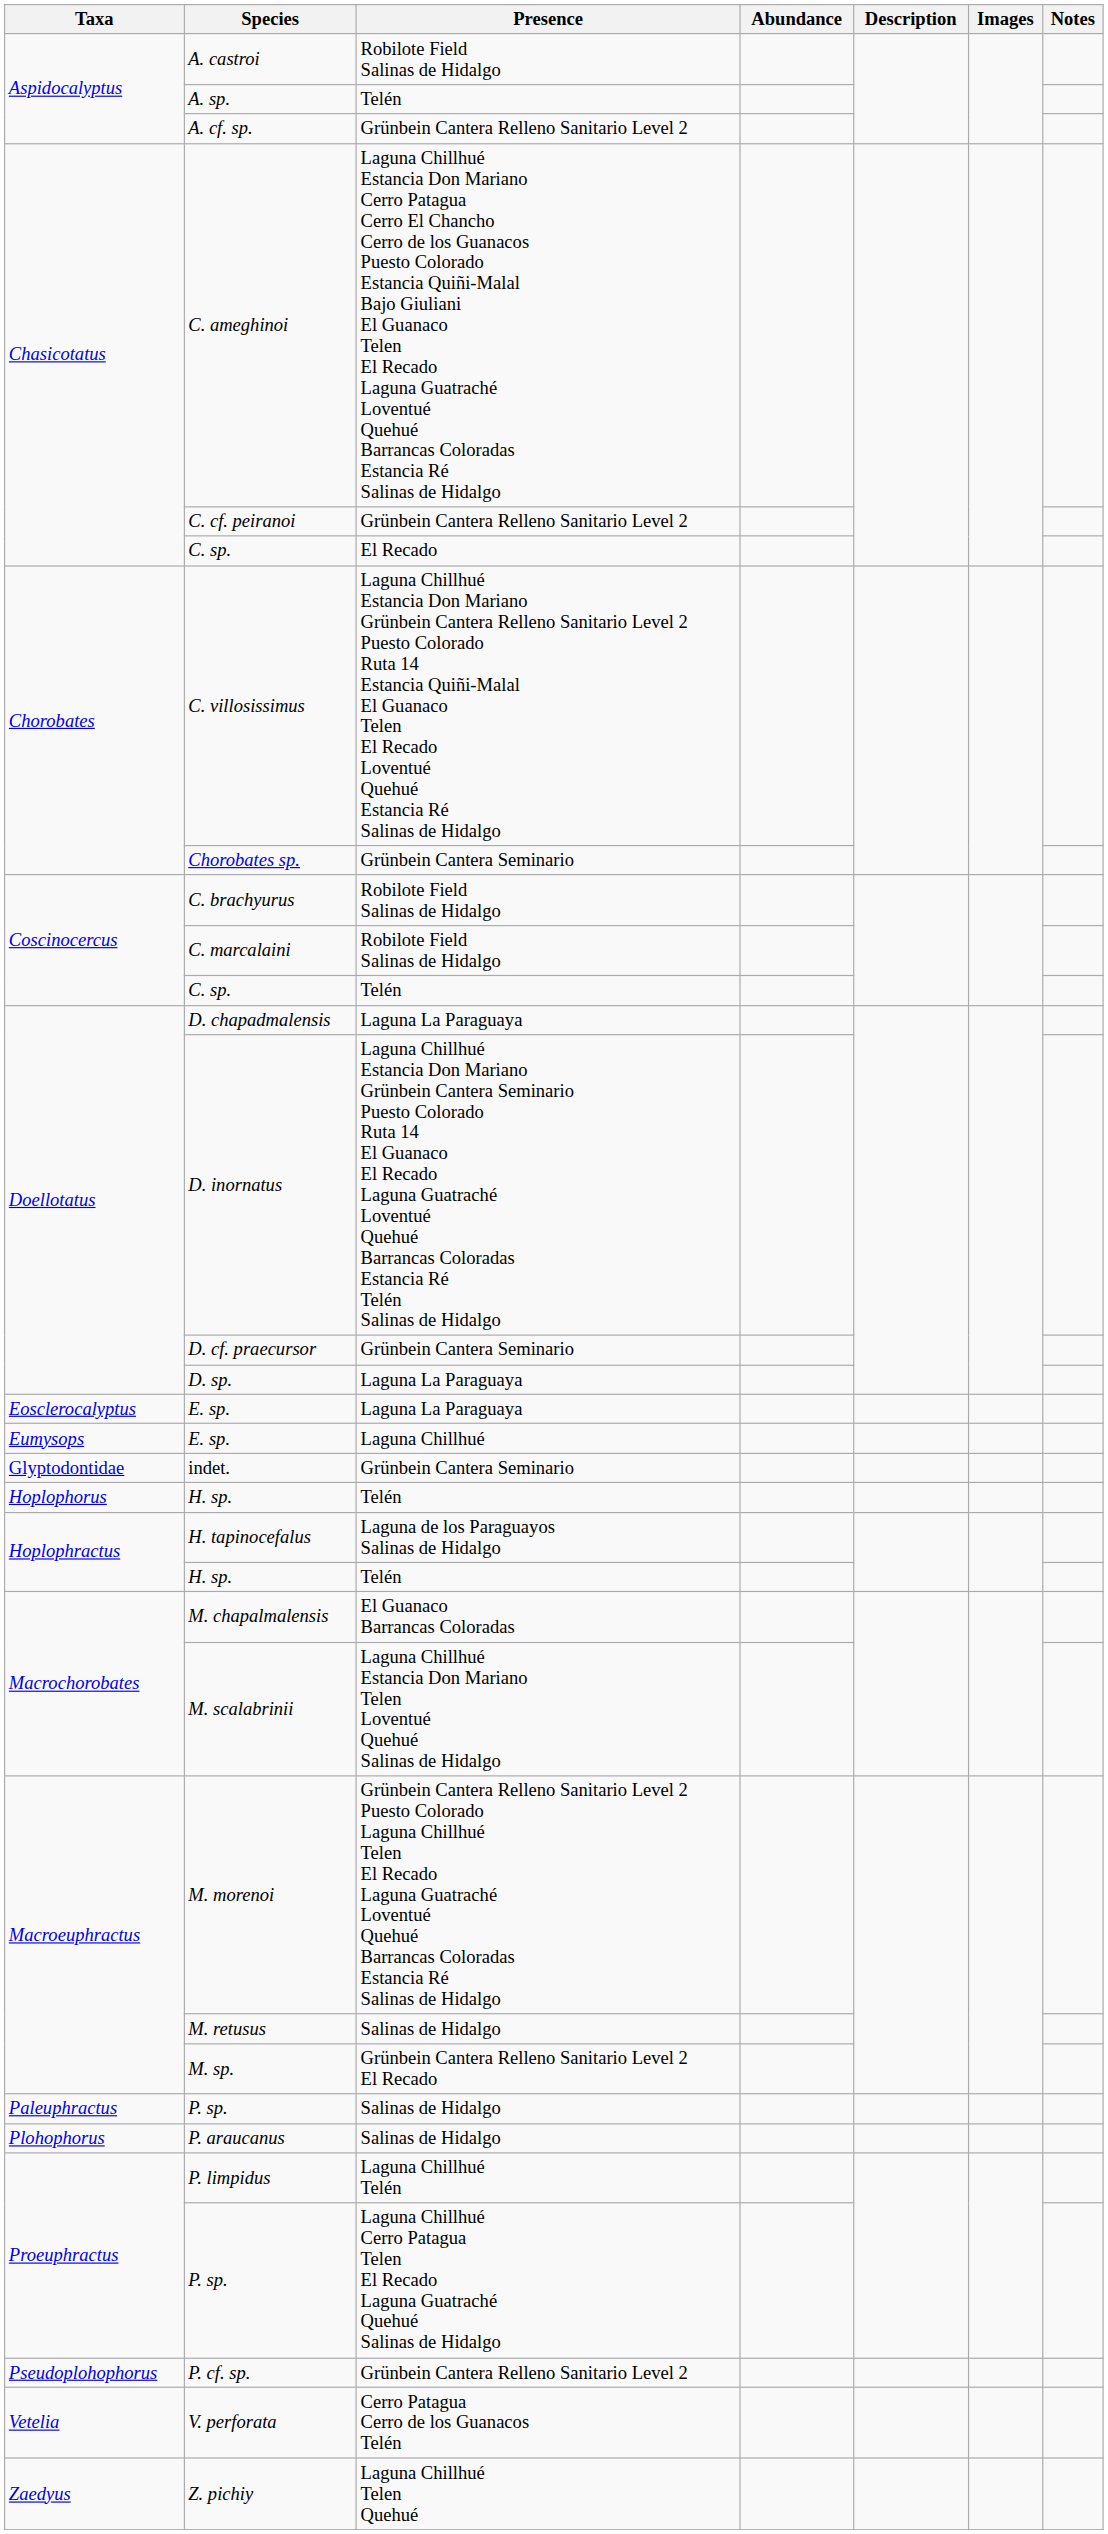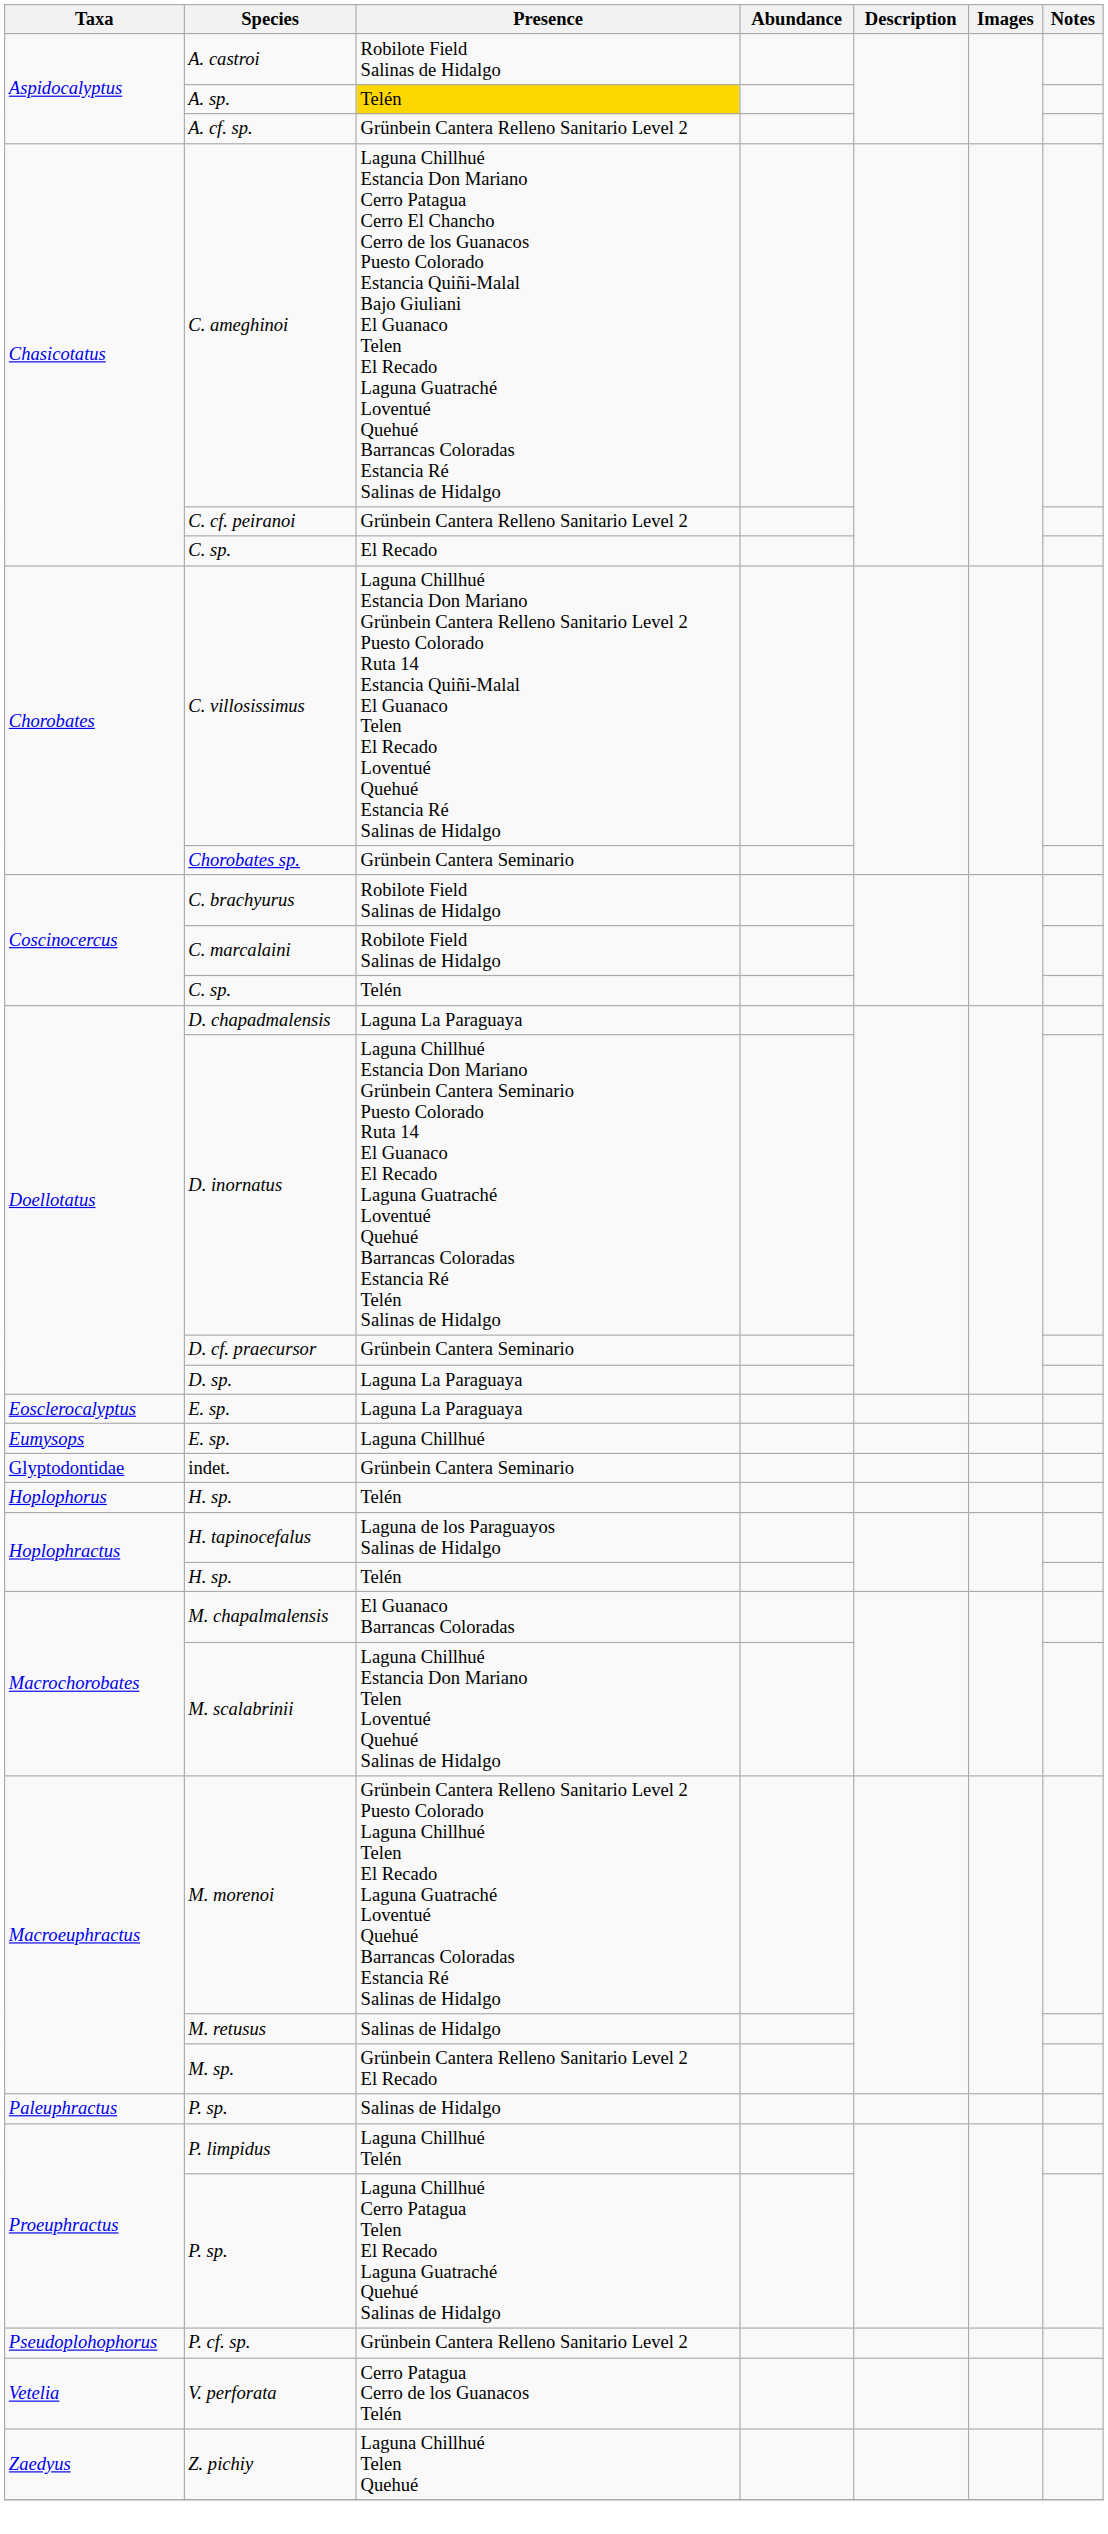(381, 98) no background -> (381, 98) gold background
- row: (57, 2137)
